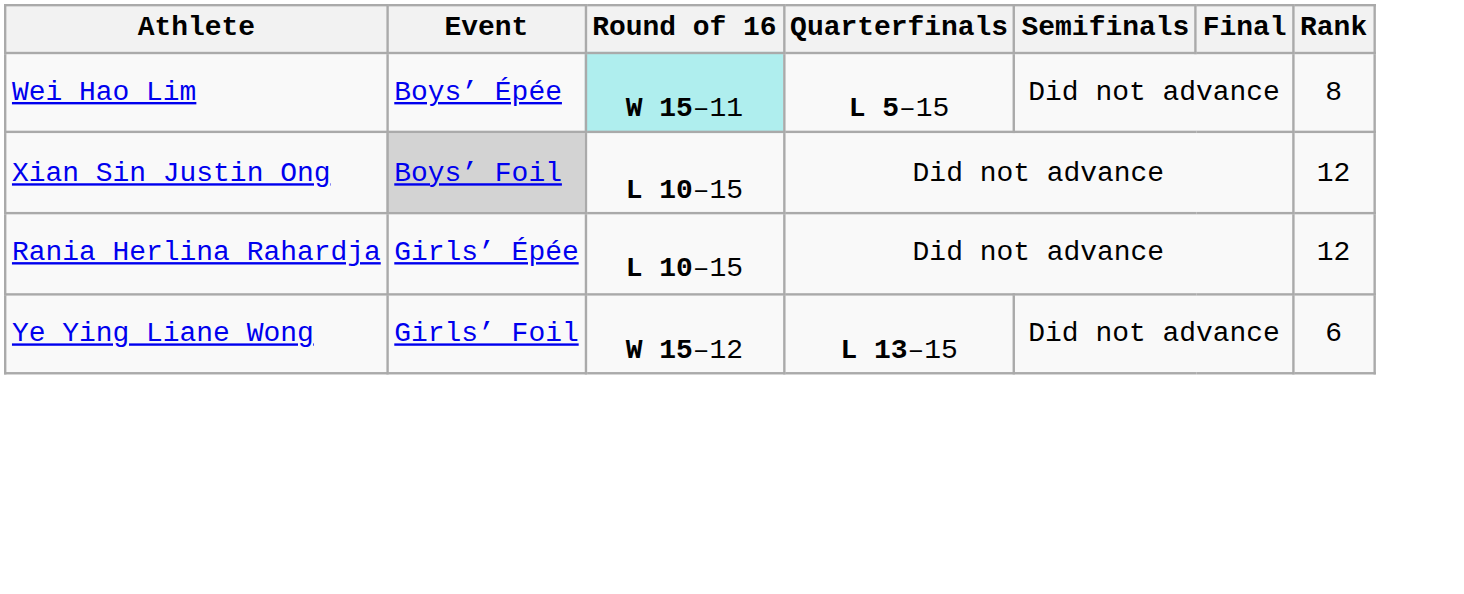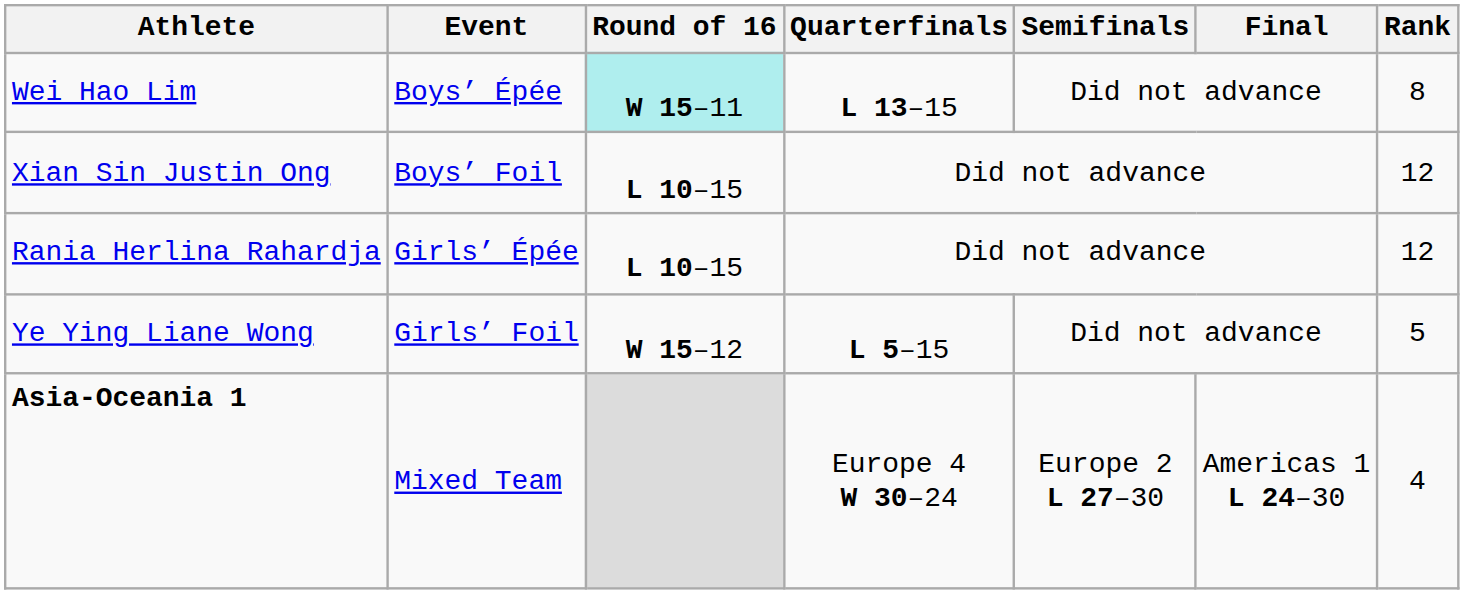(899, 109) L 5–15 -> (899, 109) L 13–15
(478, 173) lightgrey background -> (478, 173) no background
(899, 350) L 13–15 -> (899, 350) L 5–15
(1334, 333) 6 -> (1417, 333) 5
+ row: (129, 397)
